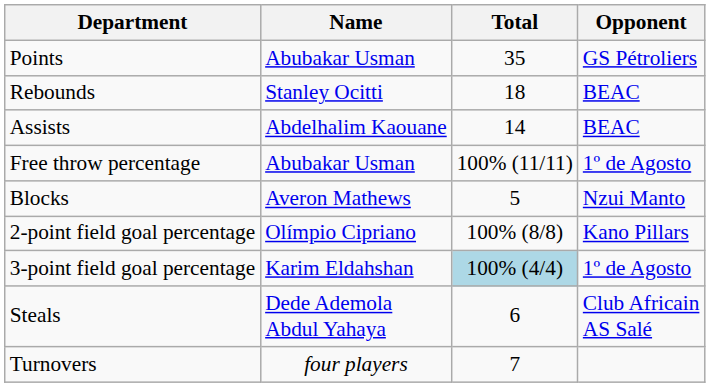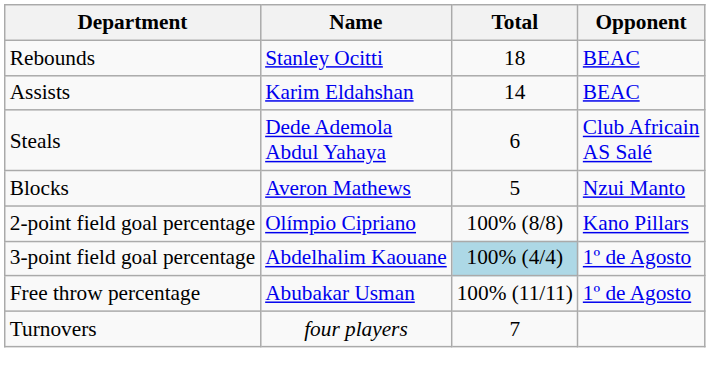- row: (36, 57)
(356, 127) Abdelhalim Kaouane -> (339, 92) Karim Eldahshan
rows swapped: (35, 316) <-> (105, 163)
(339, 268) Karim Eldahshan -> (356, 258) Abdelhalim Kaouane
